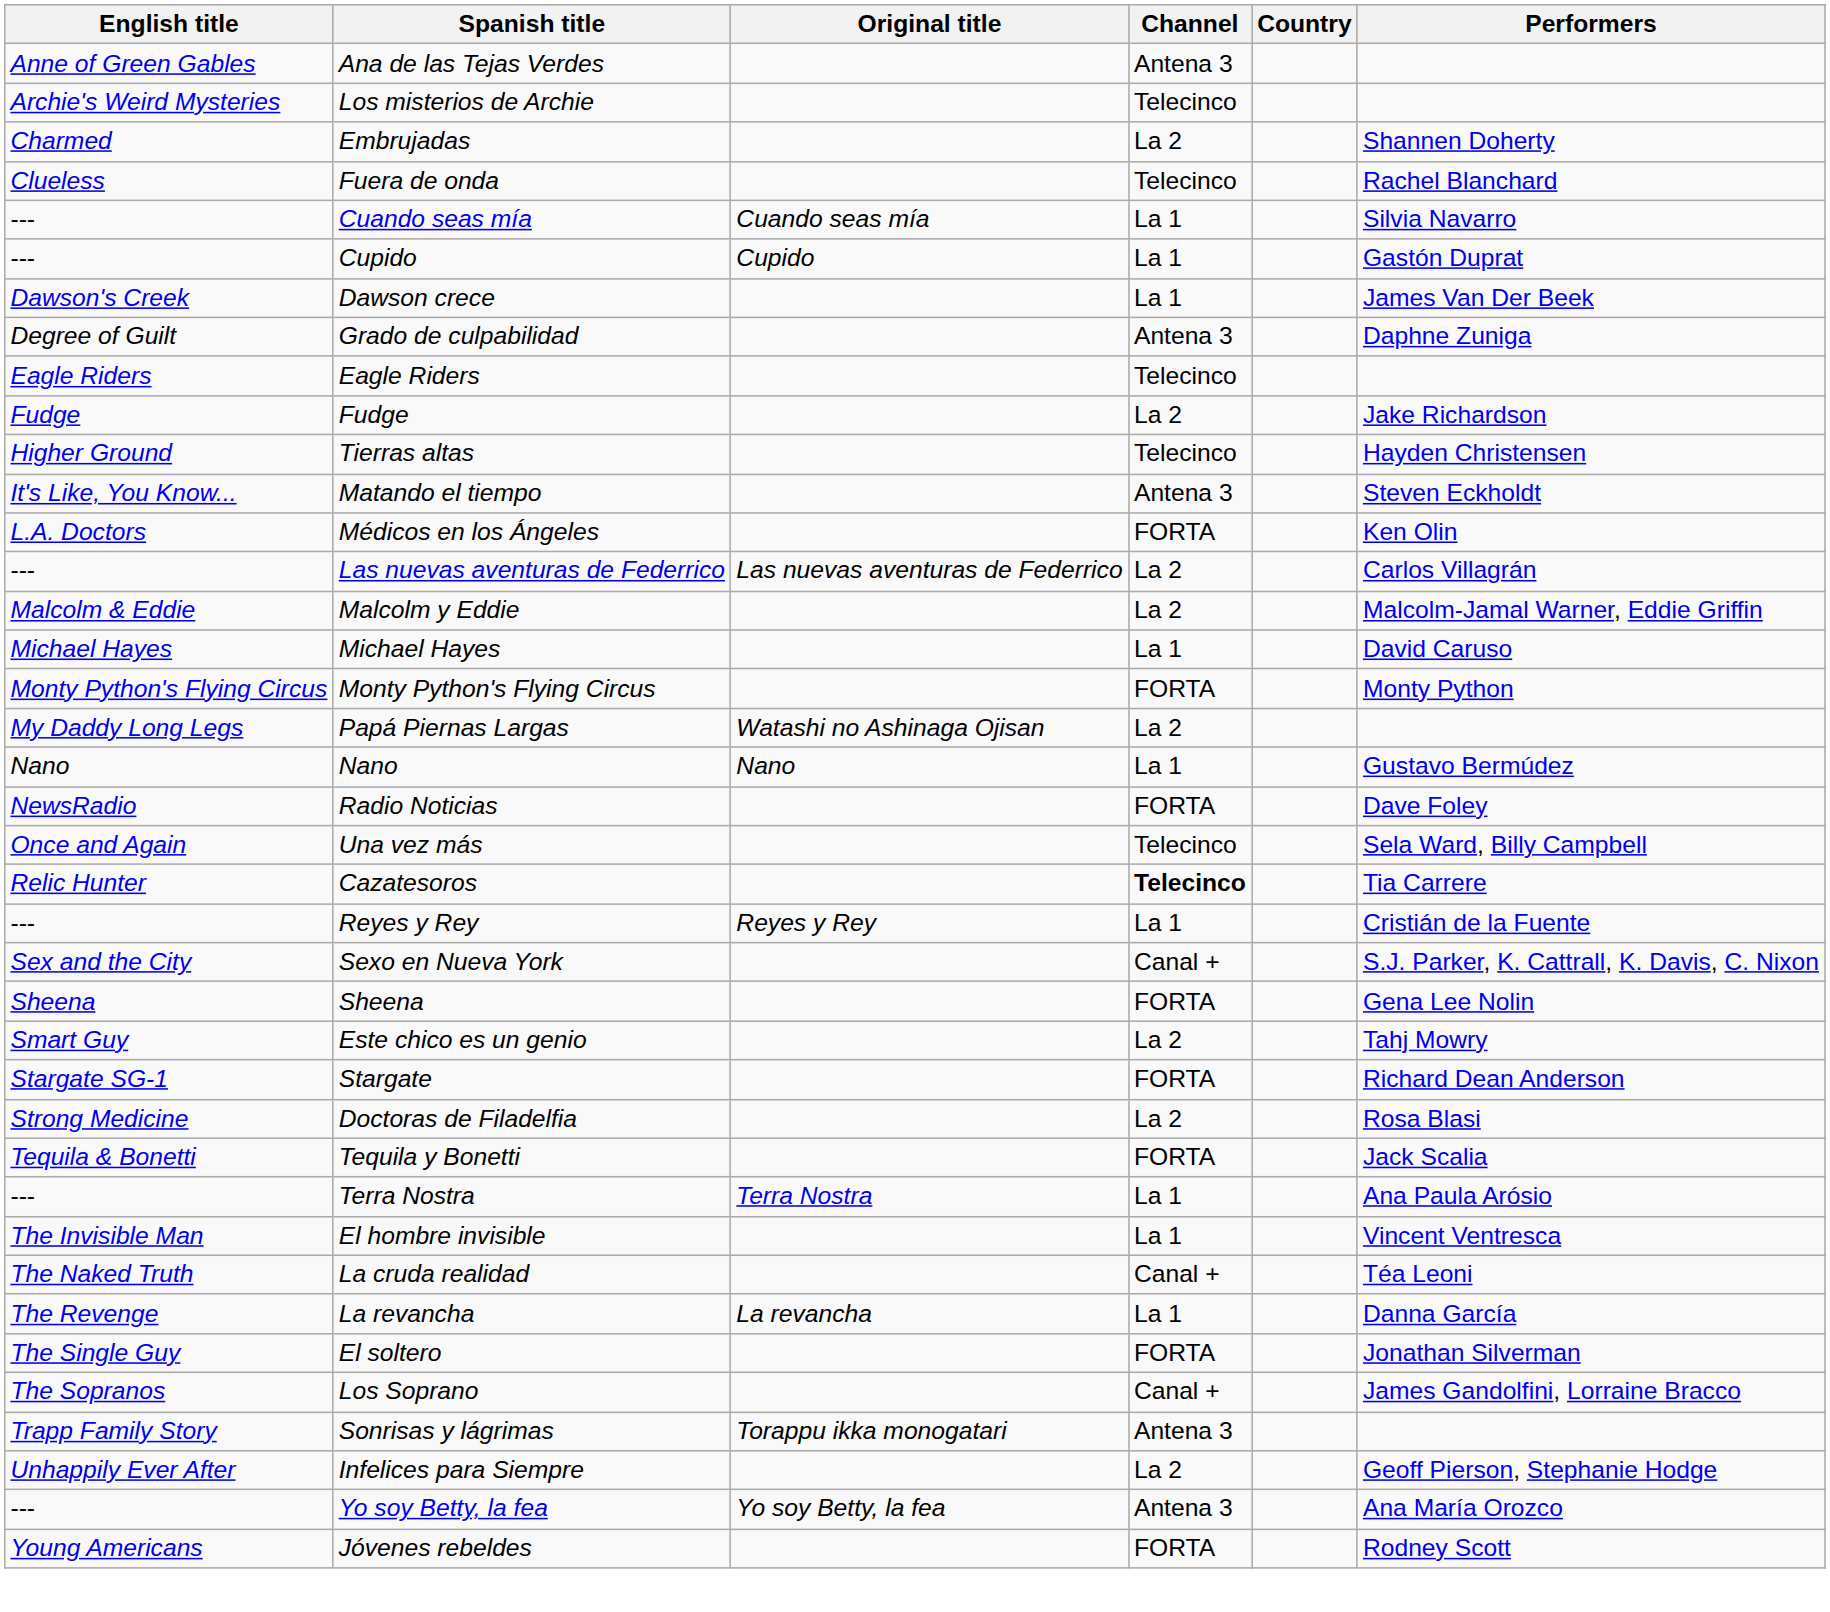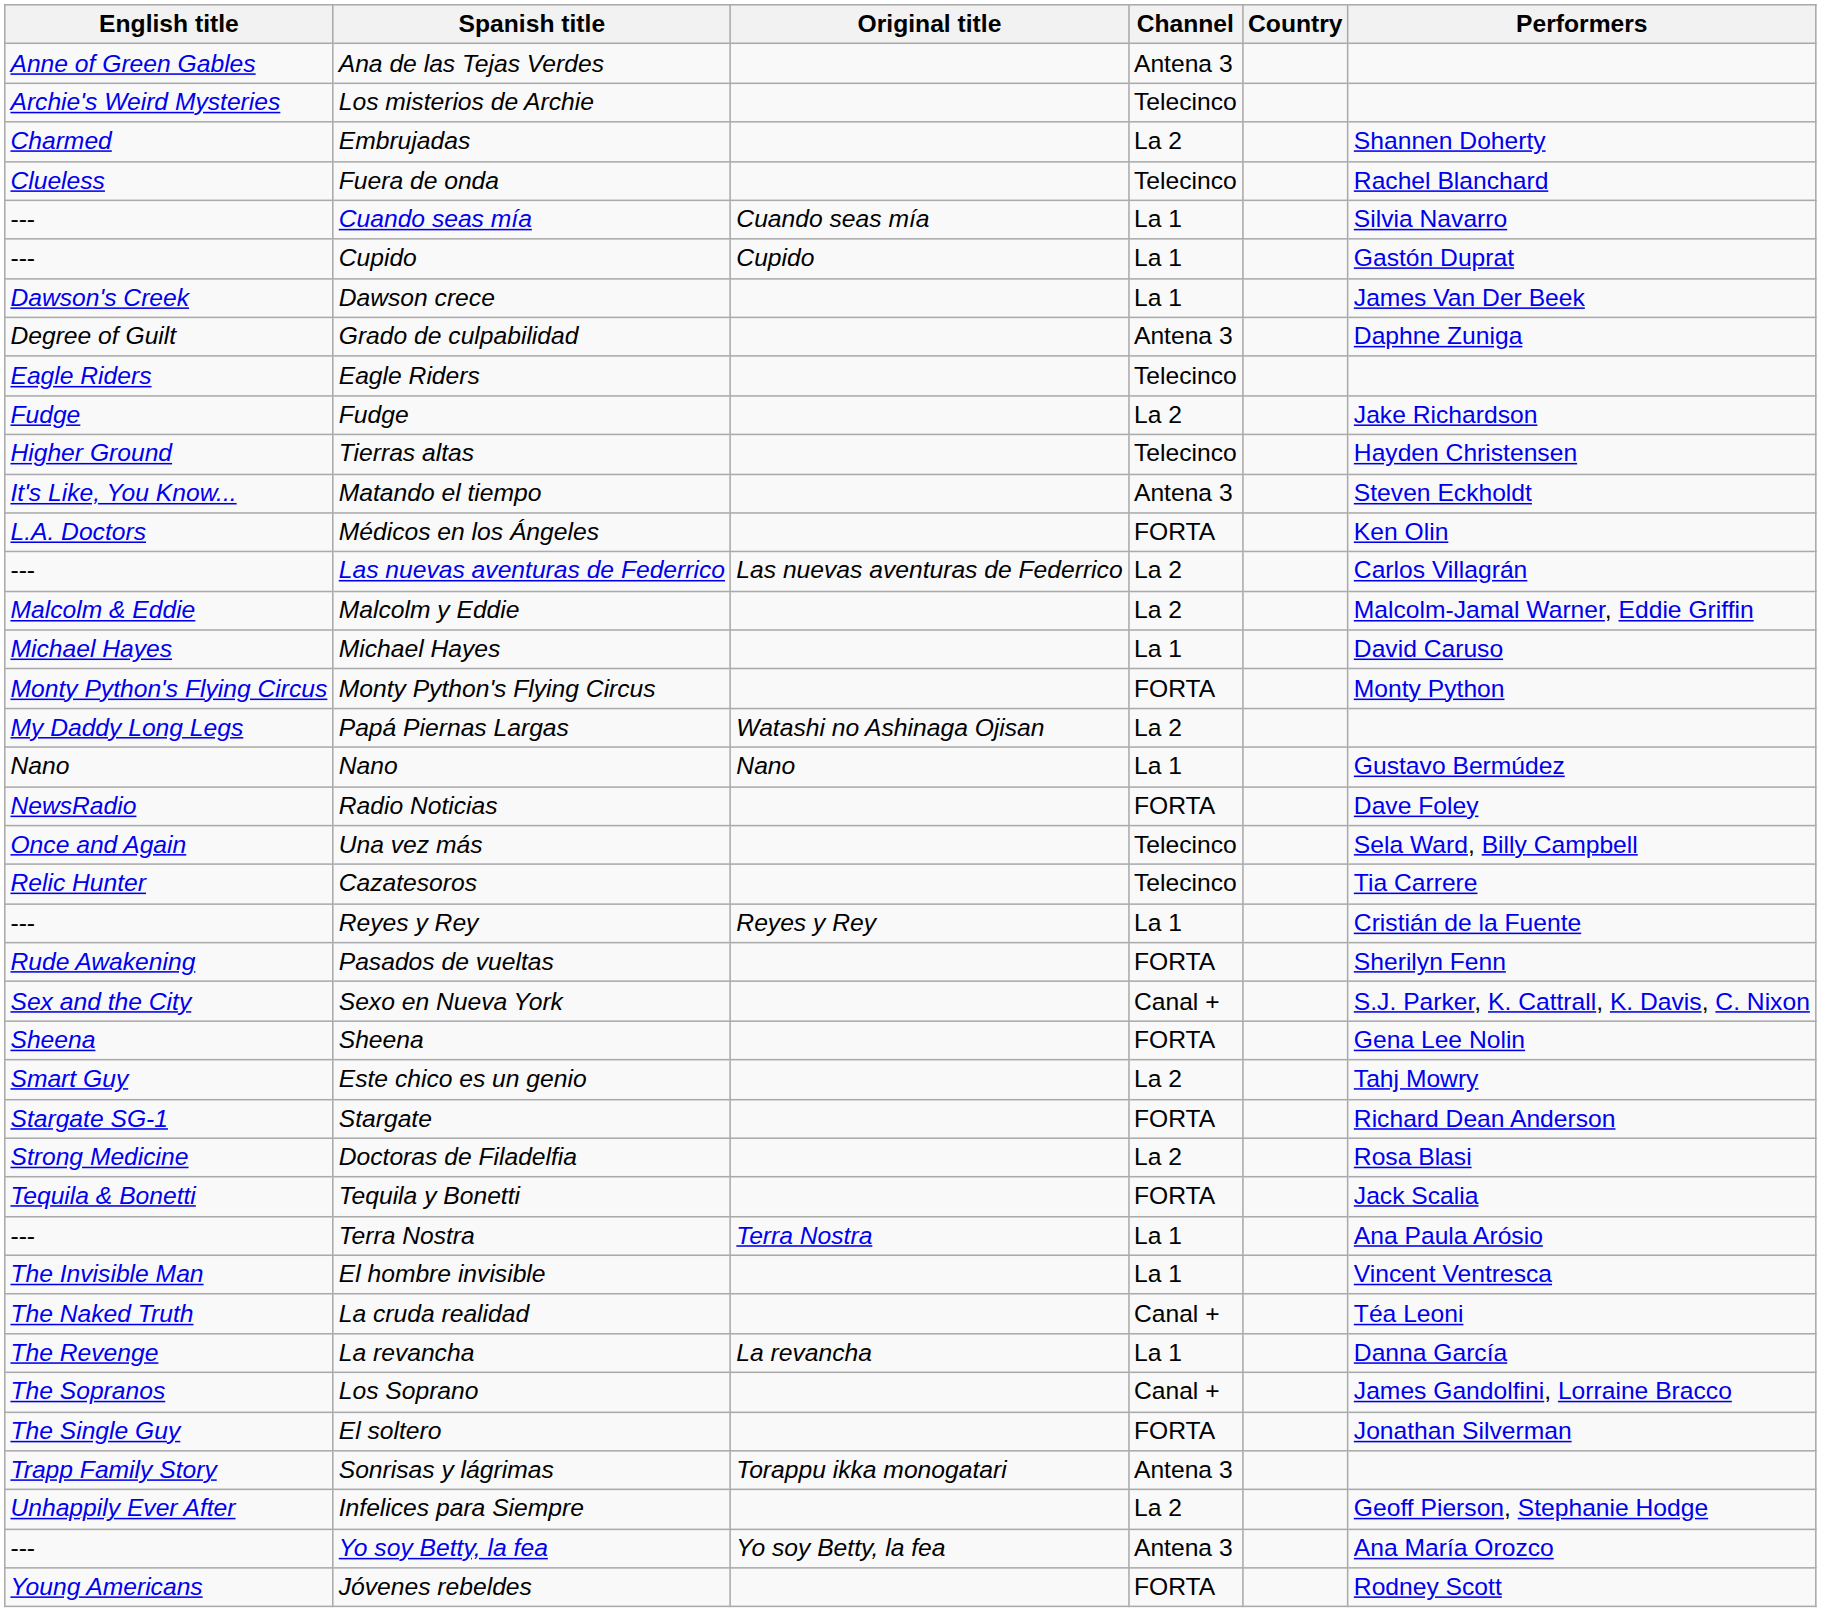(1190, 883) bold -> (1185, 883) normal
+ row: (446, 961)
rows swapped: (390, 1352) <-> (409, 1391)
